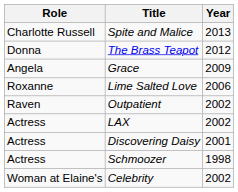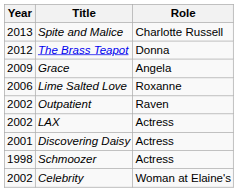columns swapped: (218, 13) <-> (55, 13)
